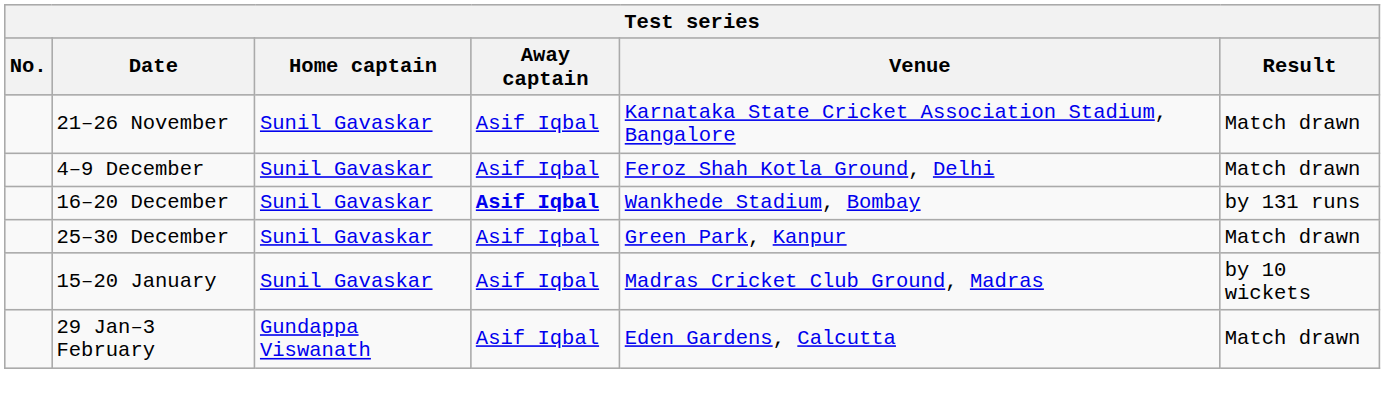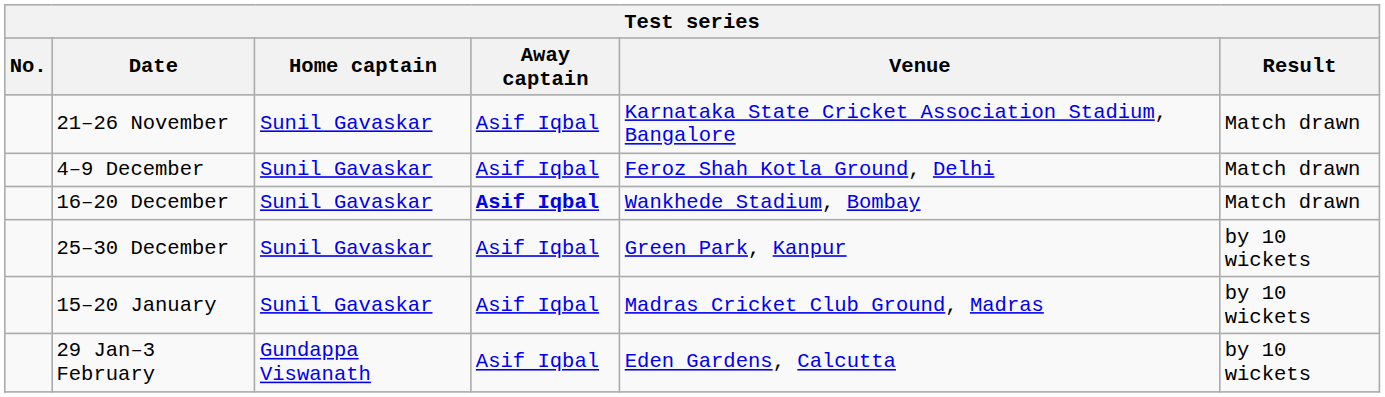(1293, 203) by 131 runs -> (1293, 203) Match drawn
(1293, 236) Match drawn -> (1268, 248) by 10 wickets
(1293, 339) Match drawn -> (1268, 363) by 10 wickets
